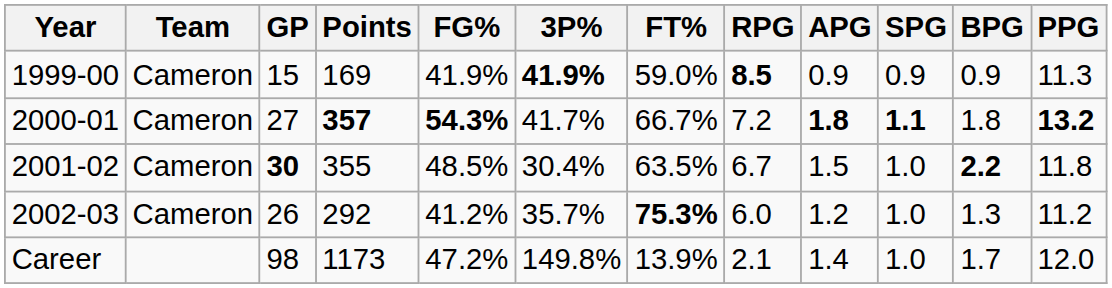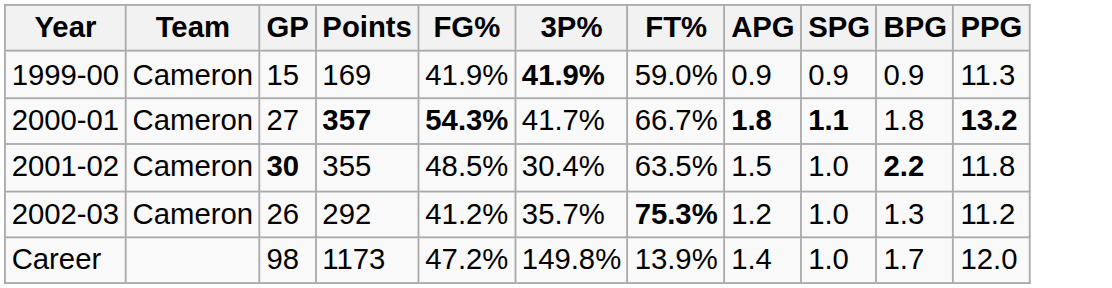- column: (763, 27)
